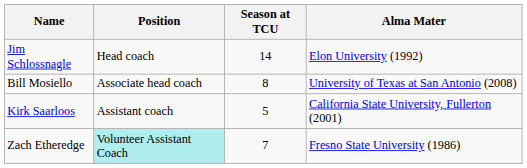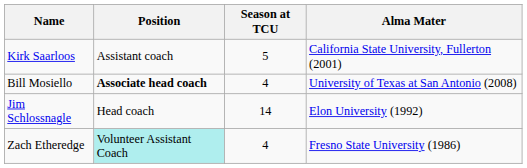rows swapped: (39, 56) <-> (41, 111)
(149, 84) normal -> (152, 84) bold
(265, 84) 8 -> (265, 84) 4
(265, 146) 7 -> (265, 146) 4
